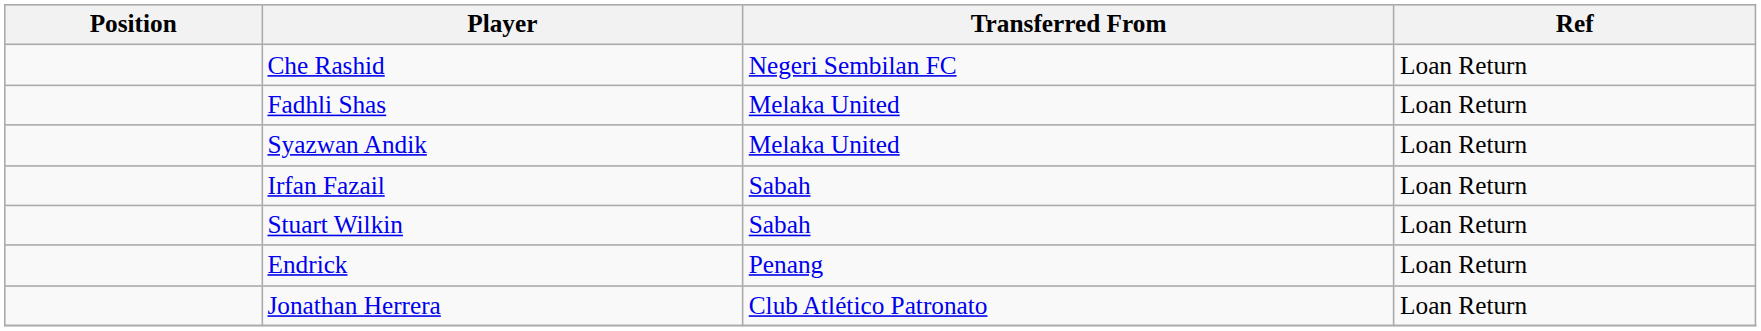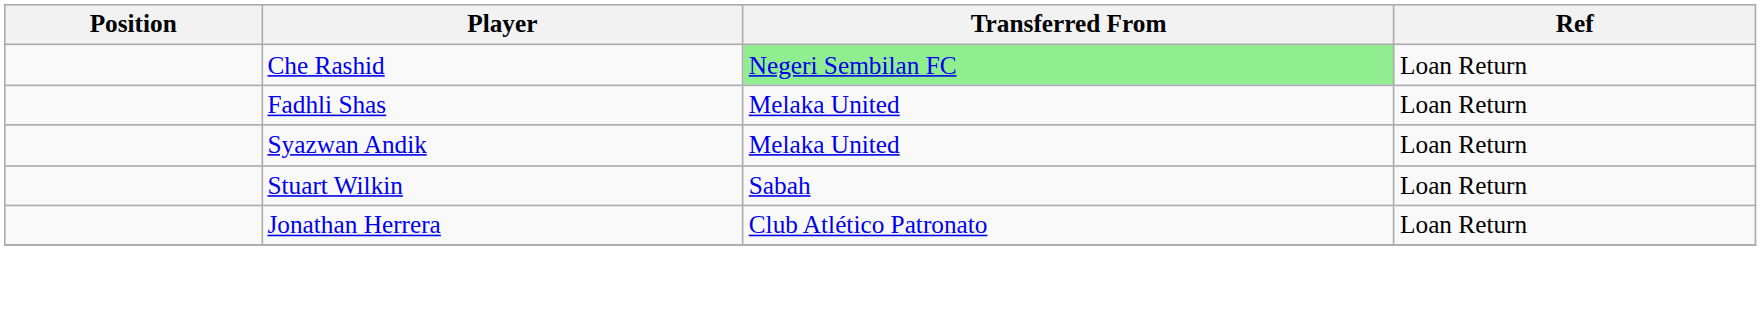(853, 64) no background -> (853, 64) lightgreen background
- row: (326, 184)
- row: (308, 265)
